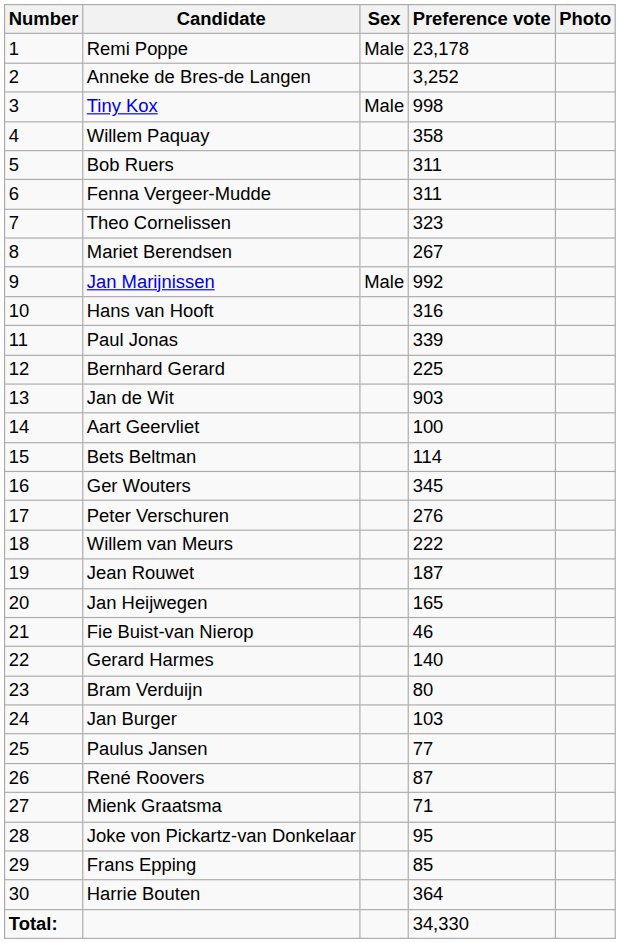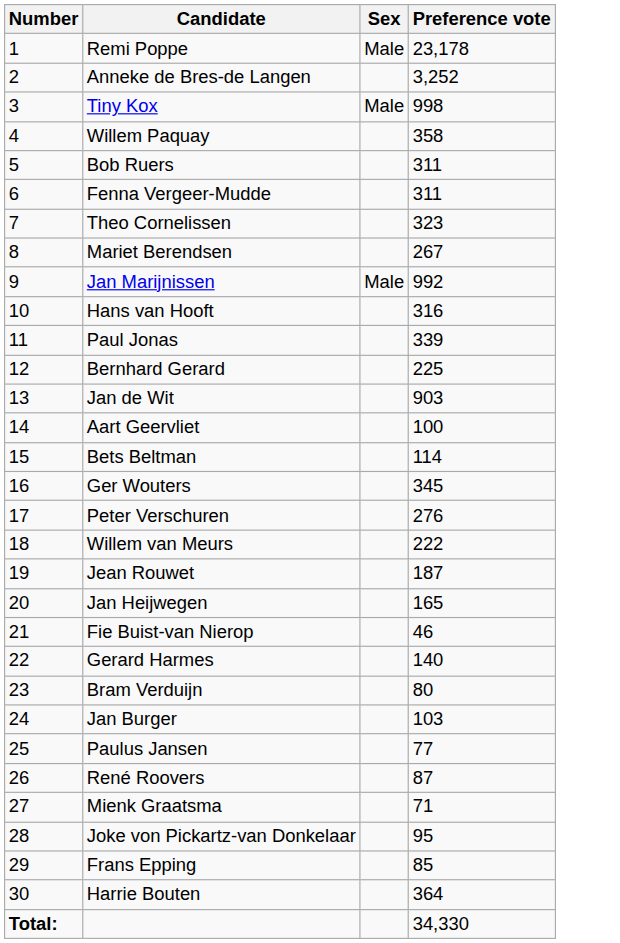- column: (585, 19)
